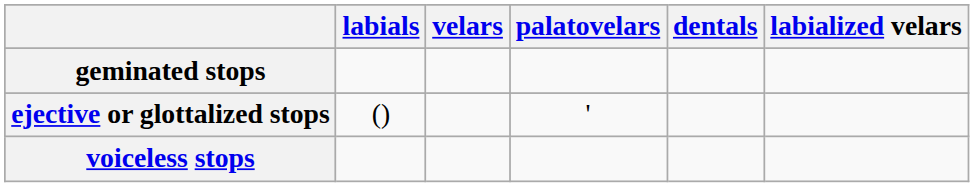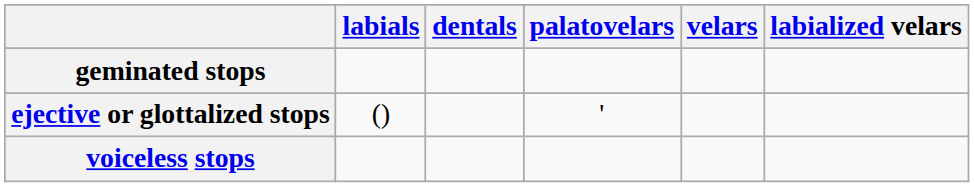columns swapped: (715, 26) <-> (468, 26)
